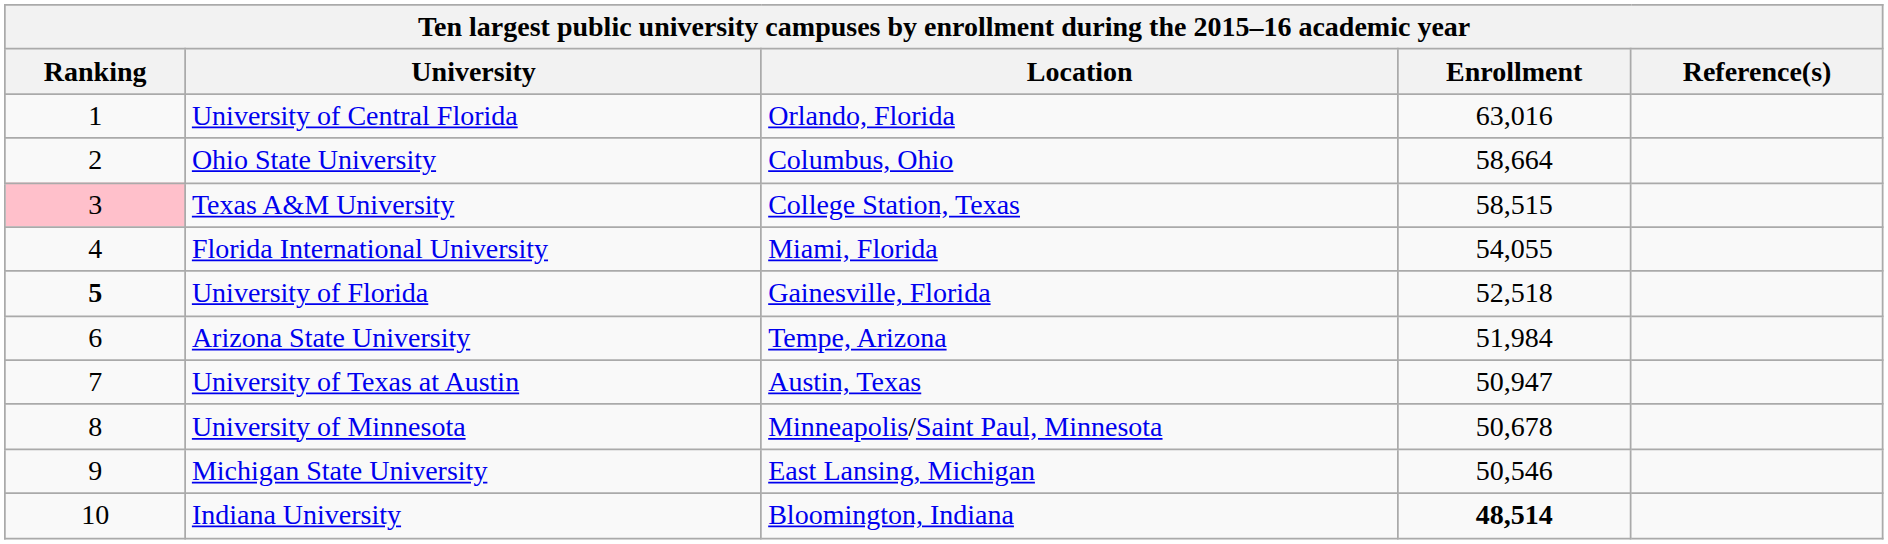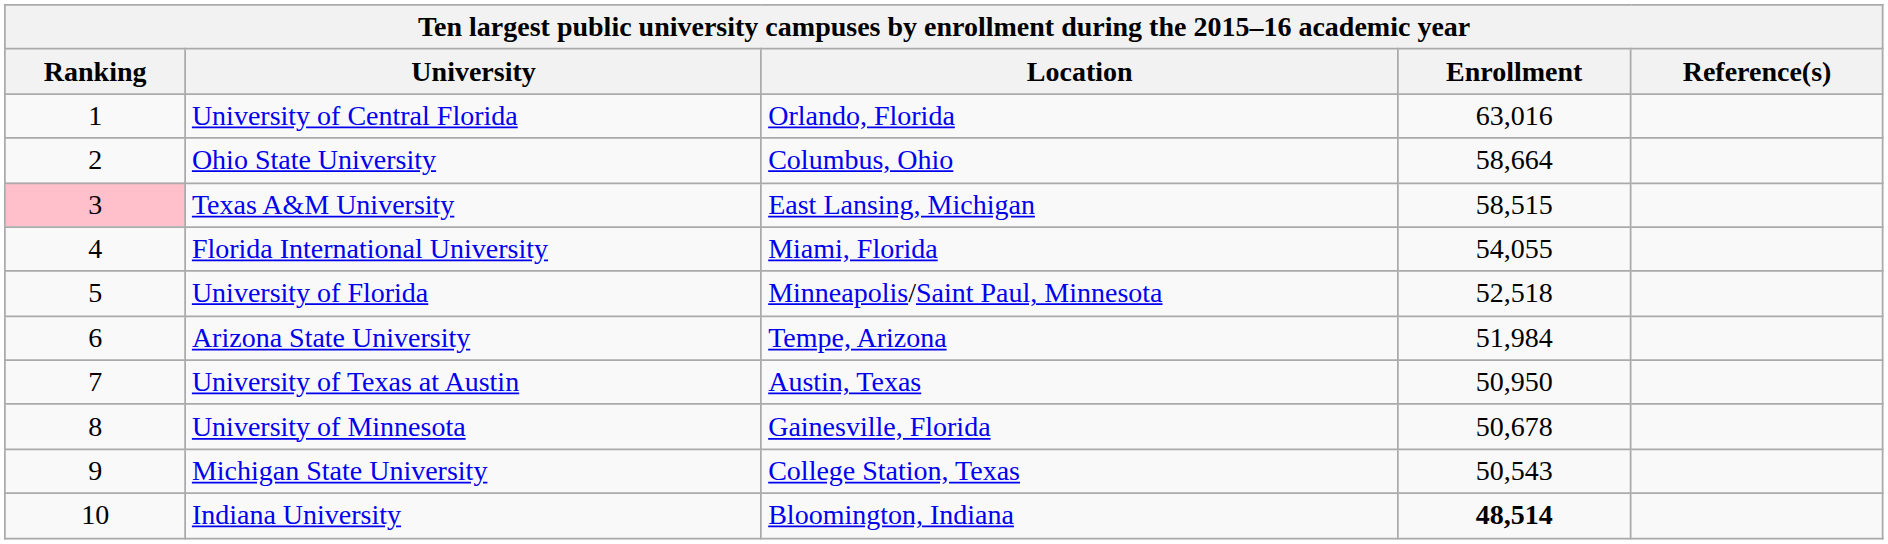(894, 204) College Station, Texas -> (902, 204) East Lansing, Michigan
(95, 293) bold -> (95, 293) normal
(879, 293) Gainesville, Florida -> (965, 293) Minneapolis/Saint Paul, Minnesota
(1514, 381) 50,947 -> (1514, 381) 50,950
(965, 426) Minneapolis/Saint Paul, Minnesota -> (879, 426) Gainesville, Florida
(902, 470) East Lansing, Michigan -> (894, 470) College Station, Texas
(1514, 470) 50,546 -> (1514, 470) 50,543
